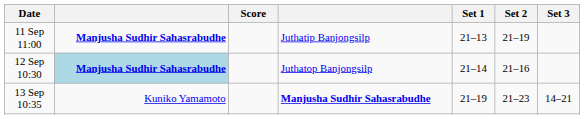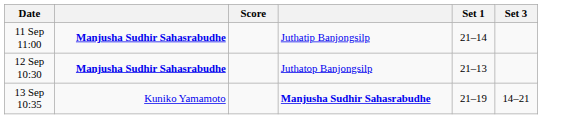- column: (516, 13)
(473, 37) 21–13 -> (473, 37) 21–14
(151, 68) lightblue background -> (151, 68) no background
(473, 68) 21–14 -> (473, 68) 21–13
